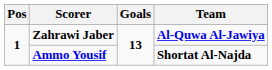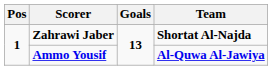(211, 34) Al-Quwa Al-Jawiya -> (204, 34) Shortat Al-Najda
(204, 55) Shortat Al-Najda -> (211, 55) Al-Quwa Al-Jawiya
